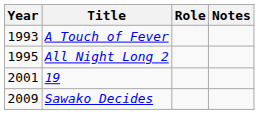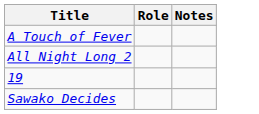- column: (23, 15)
